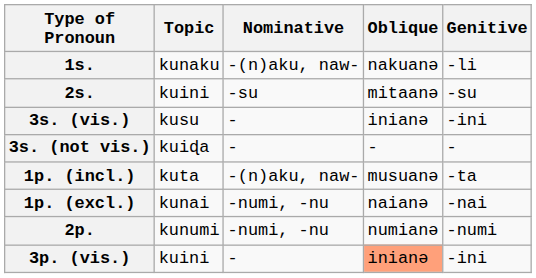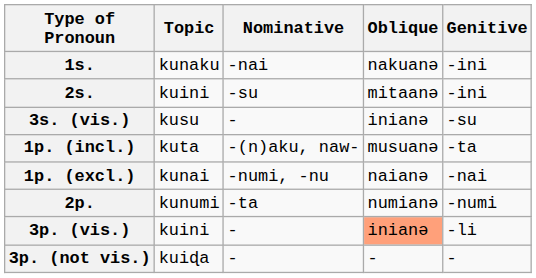(294, 65) -(n)aku, naw- -> (248, 65) -nai
(462, 65) -li -> (467, 65) -ini
(462, 93) -su -> (467, 93) -ini
(467, 121) -ini -> (462, 121) -su
- row: (80, 148)
(278, 231) -numi, -nu -> (243, 203) -ta
(467, 258) -ini -> (462, 231) -li
+ row: (80, 258)
